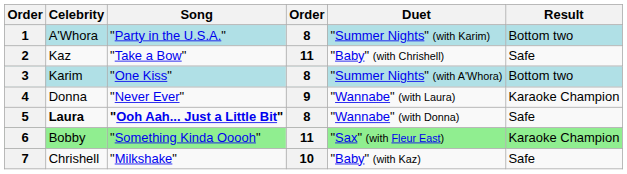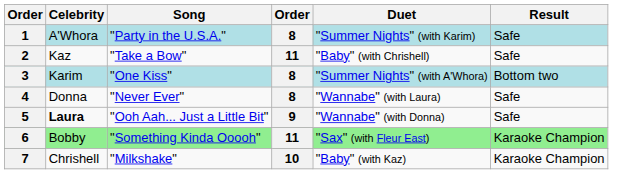(541, 35) Bottom two -> (507, 35) Safe
(307, 96) 9 -> (292, 96) 8
(564, 96) Karaoke Champion -> (507, 96) Safe
(197, 117) bold -> (189, 117) normal
(307, 117) 8 -> (292, 117) 9
(522, 158) Safe -> (549, 158) Karaoke Champion
